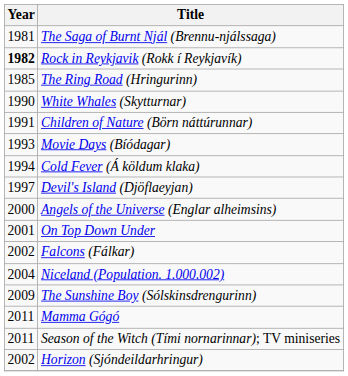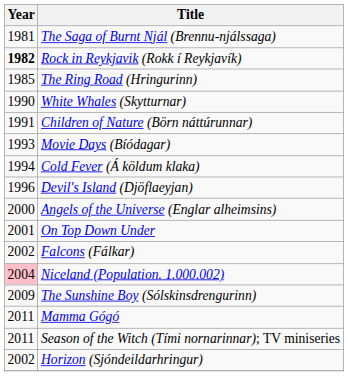(21, 187) 1997 -> (21, 187) 1996
(21, 274) no background -> (21, 274) pink background
